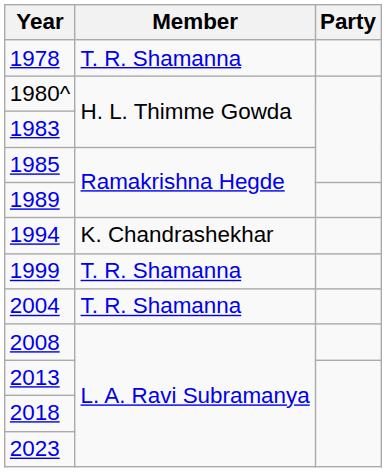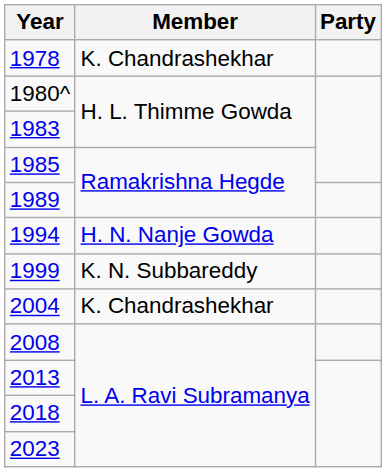(161, 57) T. R. Shamanna -> (177, 57) K. Chandrashekhar
(177, 235) K. Chandrashekhar -> (177, 235) H. N. Nanje Gowda
(161, 270) T. R. Shamanna -> (169, 270) K. N. Subbareddy
(161, 306) T. R. Shamanna -> (177, 306) K. Chandrashekhar
